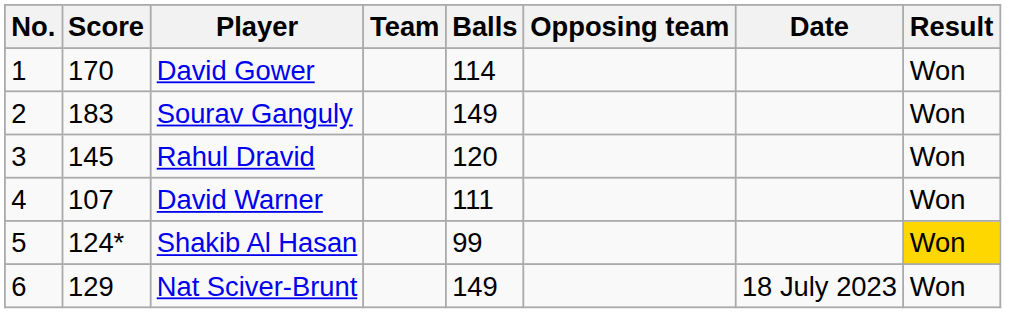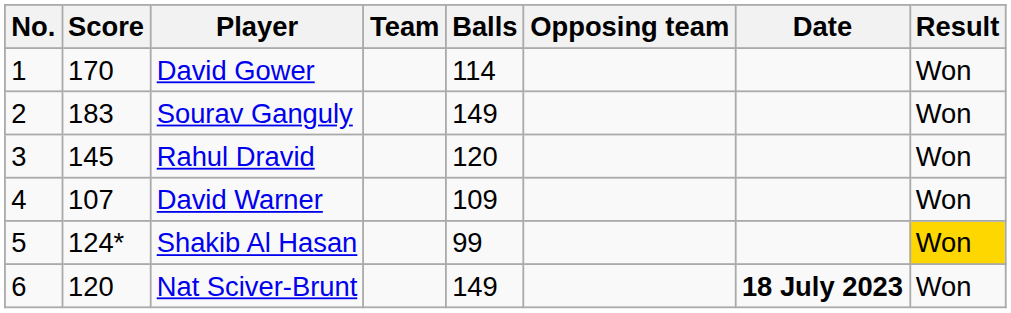(473, 200) 111 -> (475, 200) 109
(91, 287) 129 -> (91, 287) 120
(819, 287) normal -> (822, 287) bold
